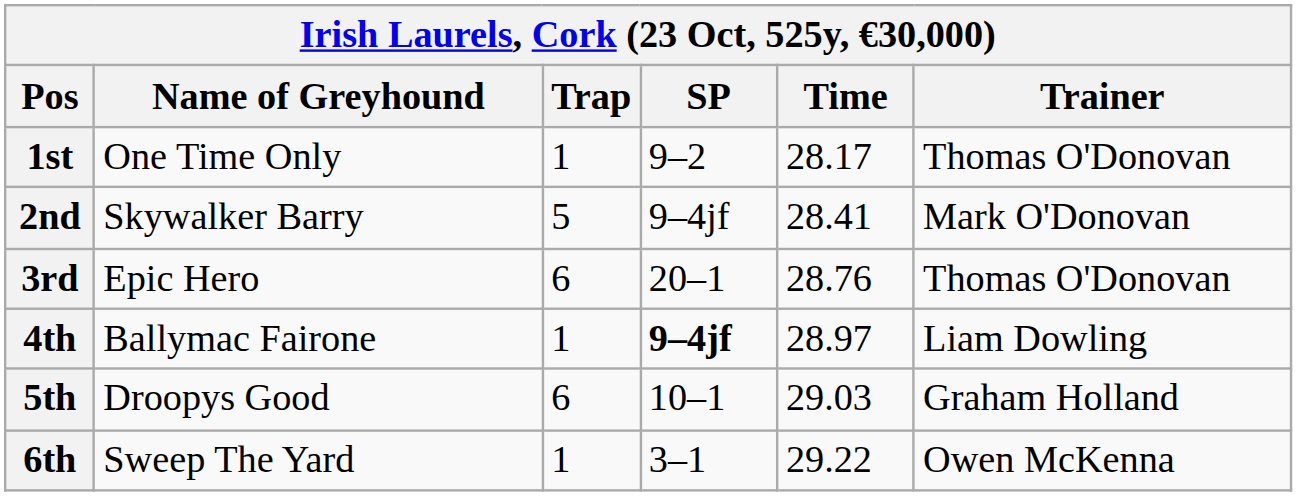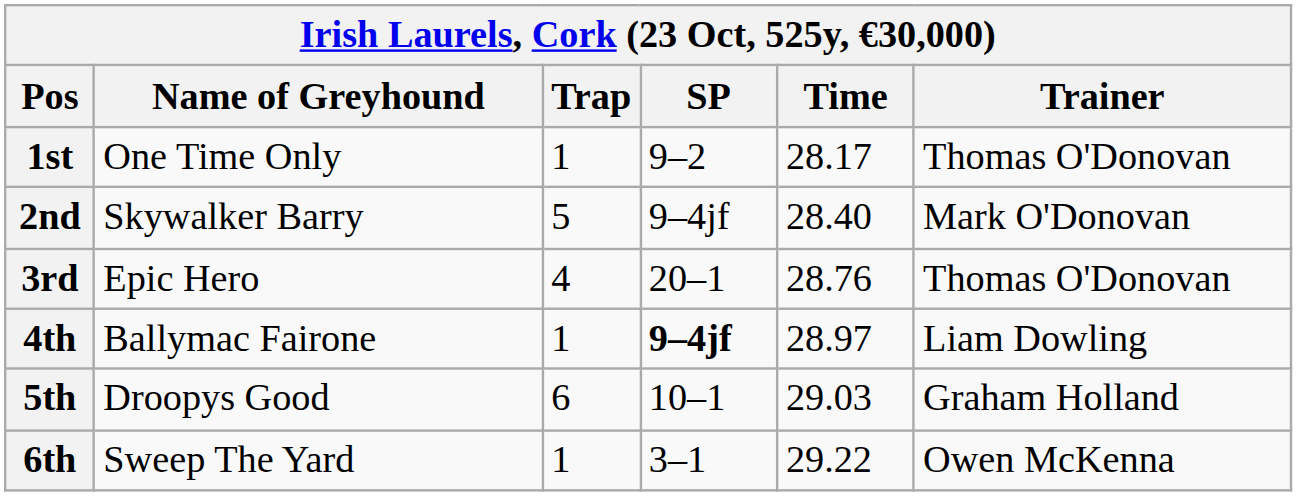(829, 216) 28.41 -> (829, 216) 28.40
(561, 277) 6 -> (561, 277) 4
